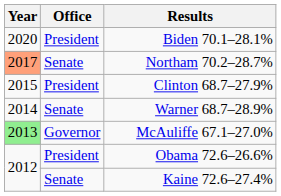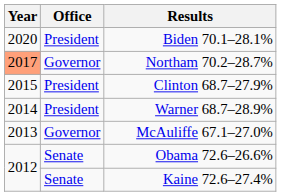(64, 62) Senate -> (72, 62) Governor
(64, 109) Senate -> (71, 109) President
(23, 132) lightgreen background -> (23, 132) no background
(71, 156) President -> (64, 156) Senate
